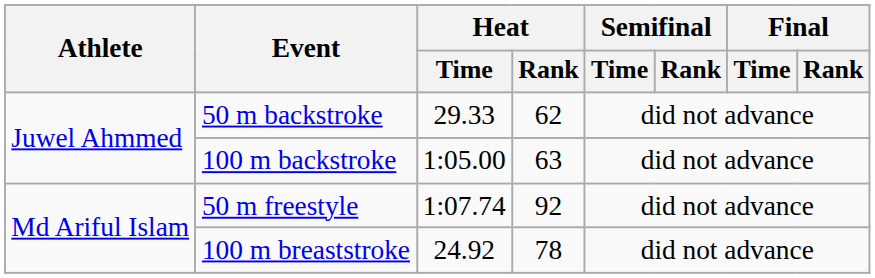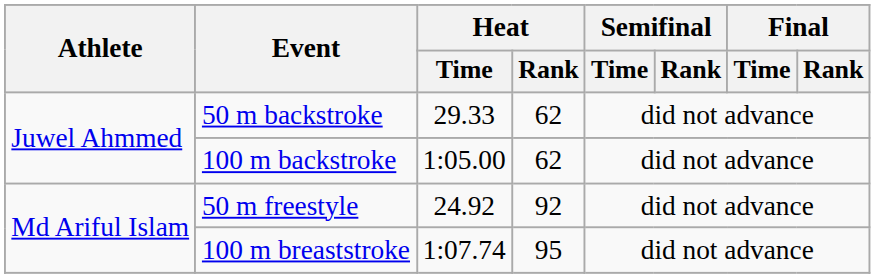(548, 160) 63 -> (548, 160) 62
(464, 205) 1:07.74 -> (464, 205) 24.92
(464, 250) 24.92 -> (464, 250) 1:07.74
(548, 250) 78 -> (548, 250) 95
